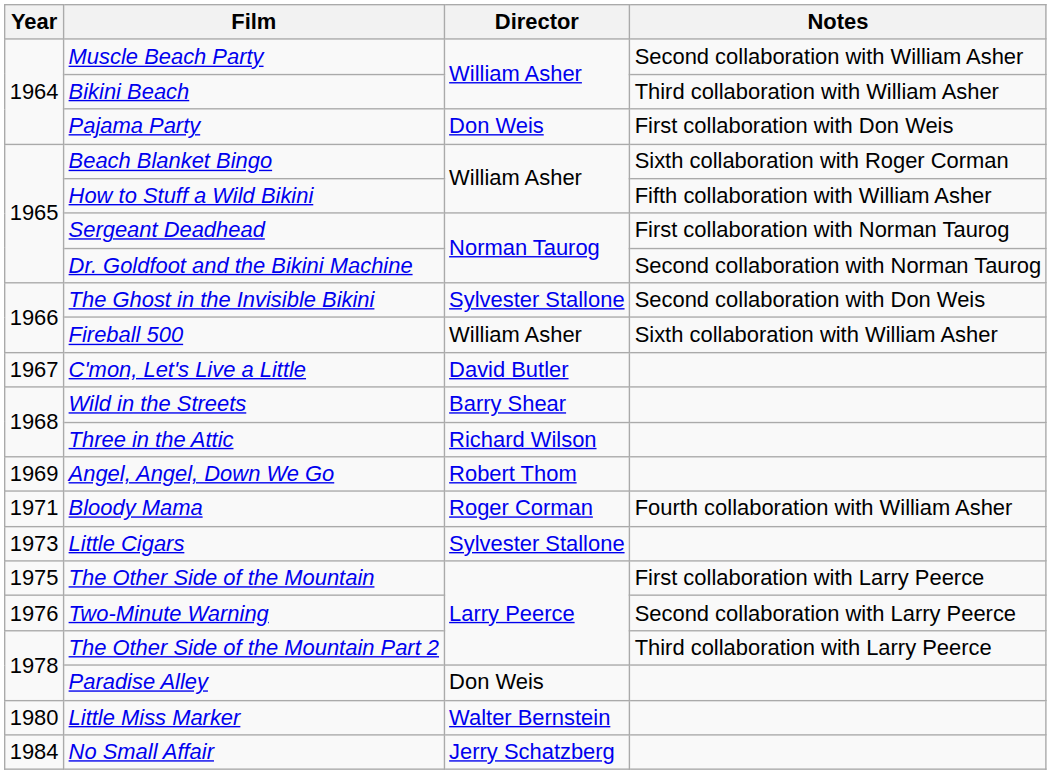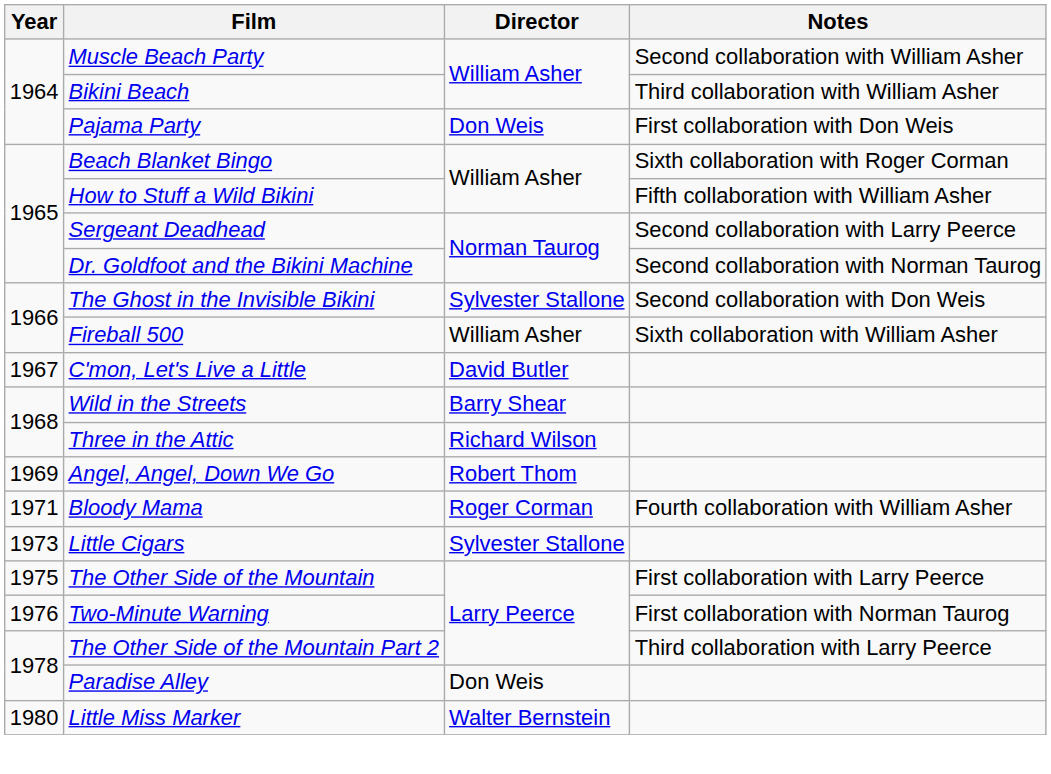(822, 230) First collaboration with Norman Taurog -> (825, 230) Second collaboration with Larry Peerce
(825, 612) Second collaboration with Larry Peerce -> (822, 612) First collaboration with Norman Taurog
- row: (141, 751)
